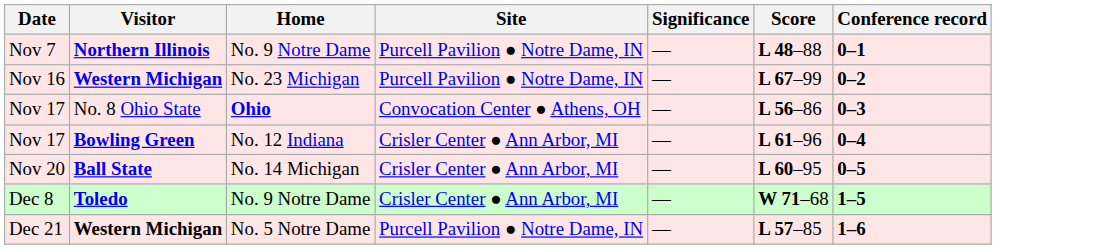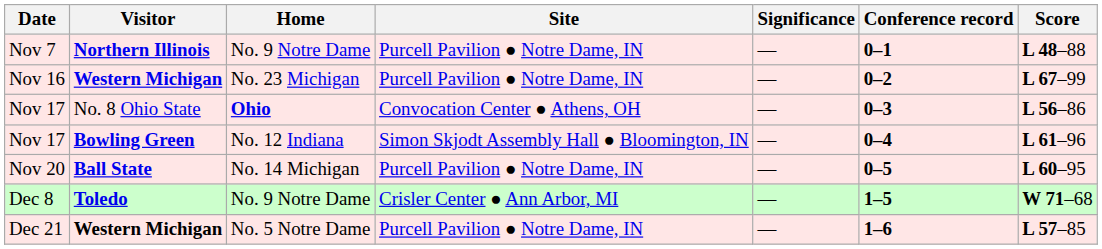columns swapped: (793, 19) <-> (912, 19)
(499, 139) Crisler Center ● Ann Arbor, MI -> (564, 139) Simon Skjodt Assembly Hall ● Bloomington, IN
(499, 169) Crisler Center ● Ann Arbor, MI -> (511, 169) Purcell Pavilion ● Notre Dame, IN
